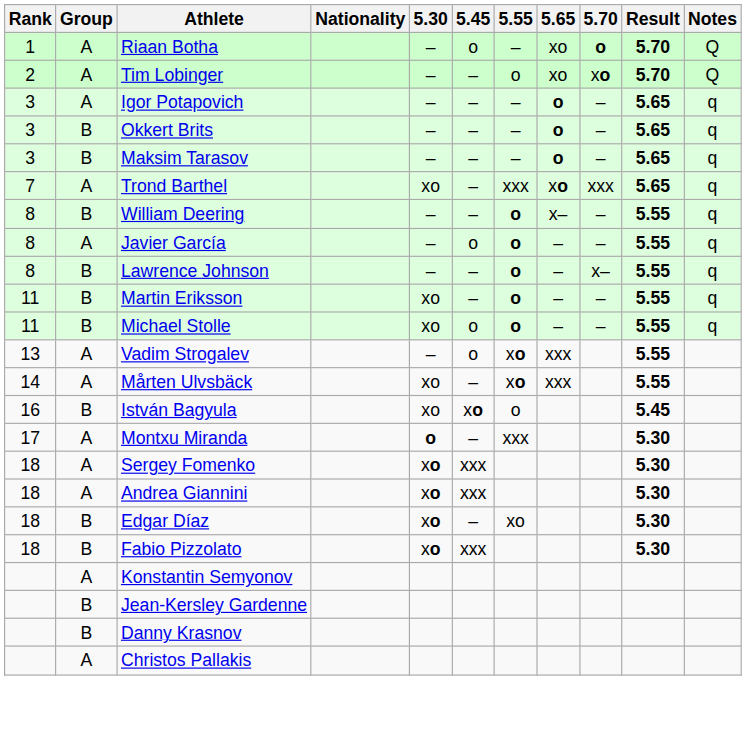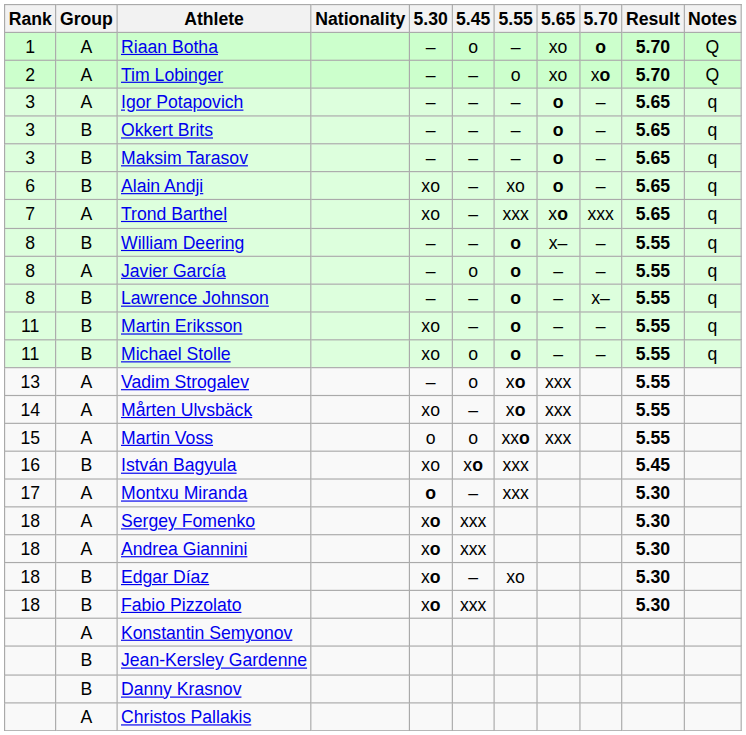+ row: (162, 186)
+ row: (167, 437)
(516, 409) o -> (516, 465) xxx
